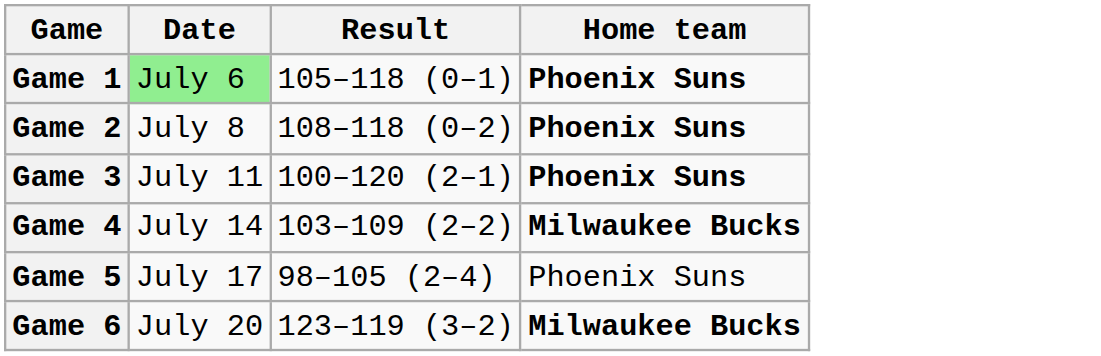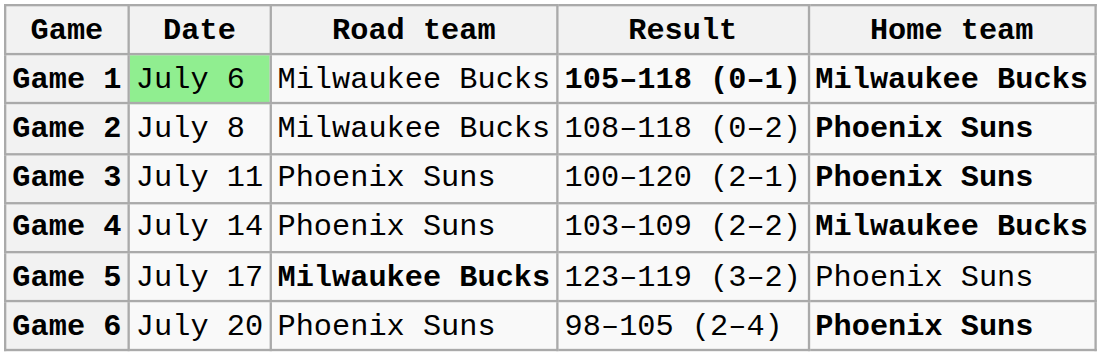+ column: (414, 30)
(396, 79) normal -> (683, 79) bold
(637, 79) Phoenix Suns -> (952, 79) Milwaukee Bucks
(387, 277) 98–105 (2–4) -> (683, 277) 123–119 (3–2)
(396, 326) 123–119 (3–2) -> (674, 326) 98–105 (2–4)
(665, 326) Milwaukee Bucks -> (924, 326) Phoenix Suns
